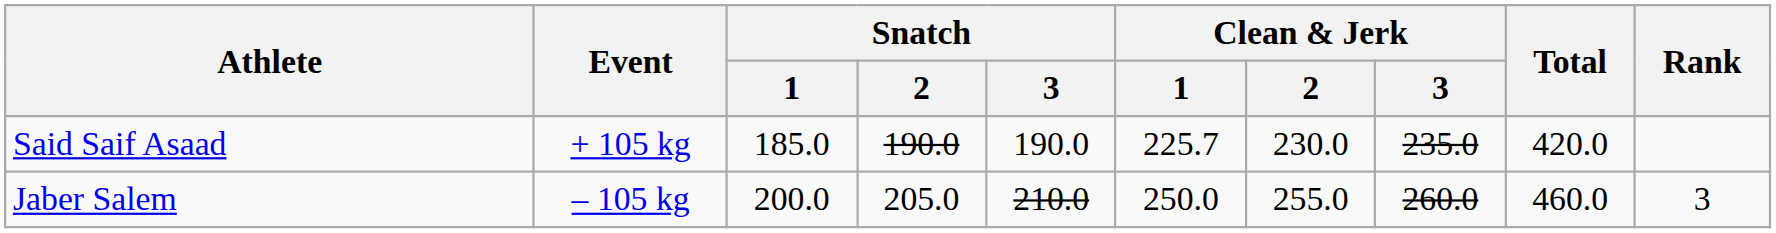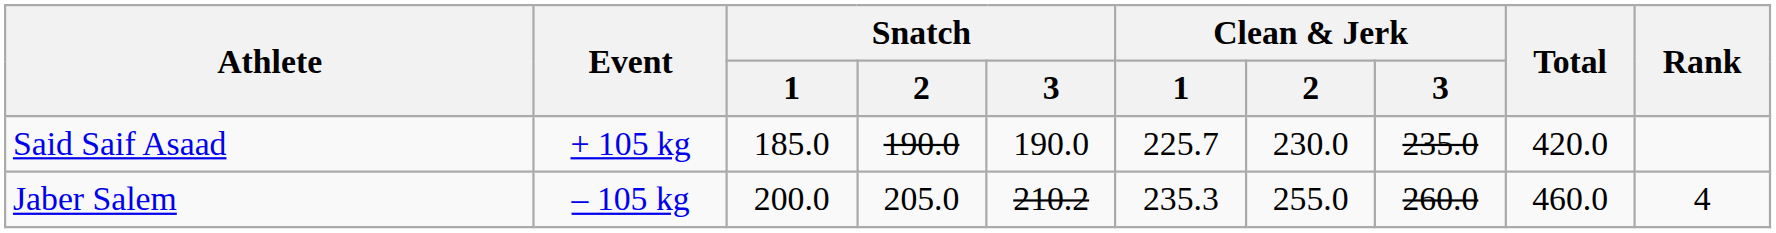(1051, 199) 210.0 -> (1051, 199) 210.2
(1181, 199) 250.0 -> (1181, 199) 235.3
(1702, 199) 3 -> (1702, 199) 4
